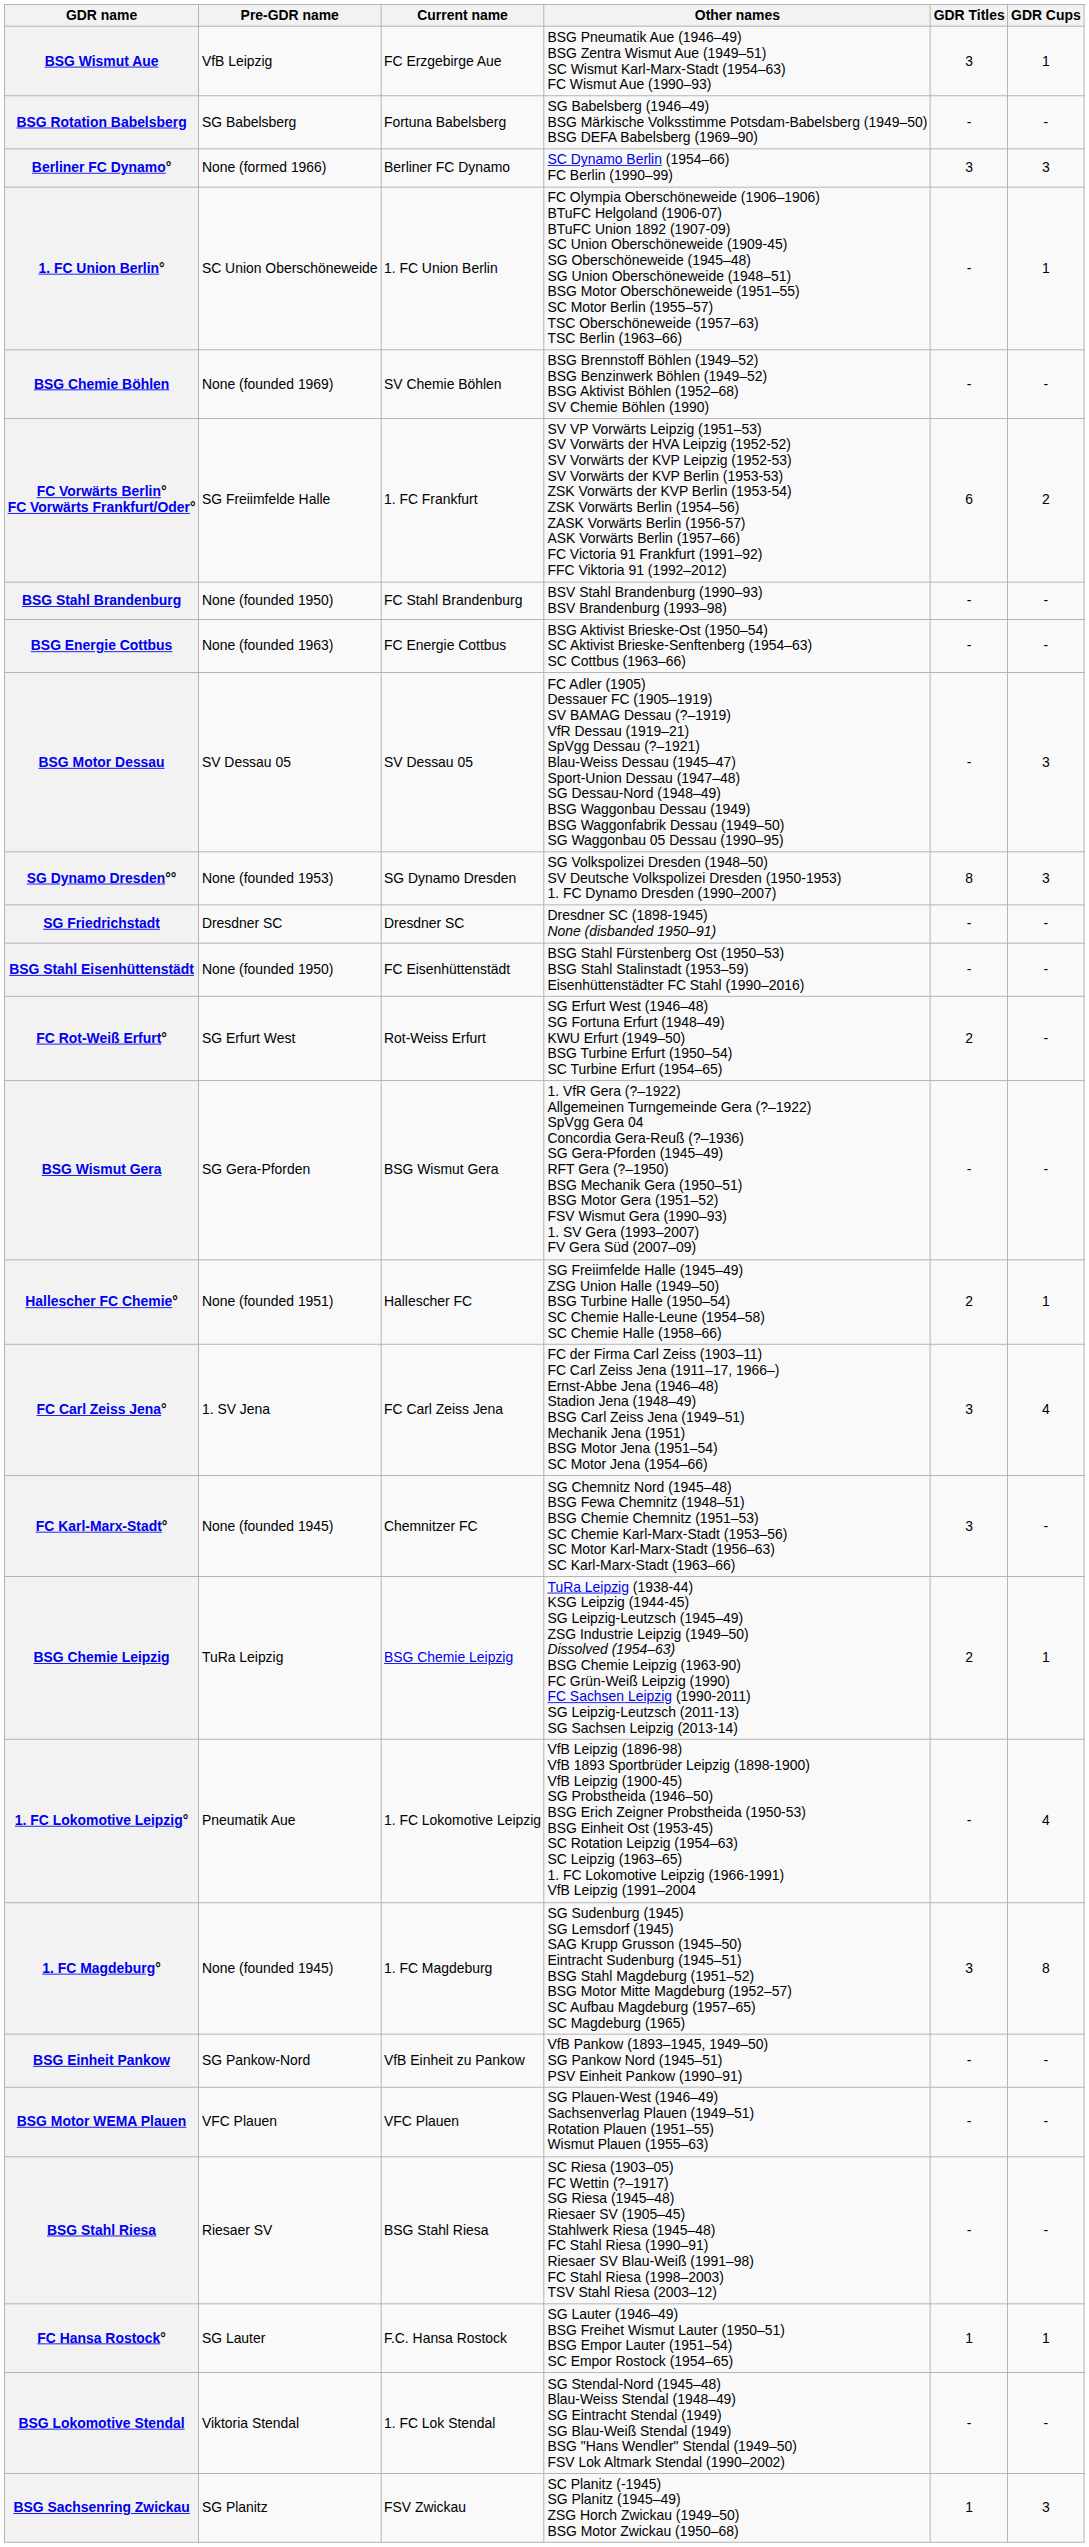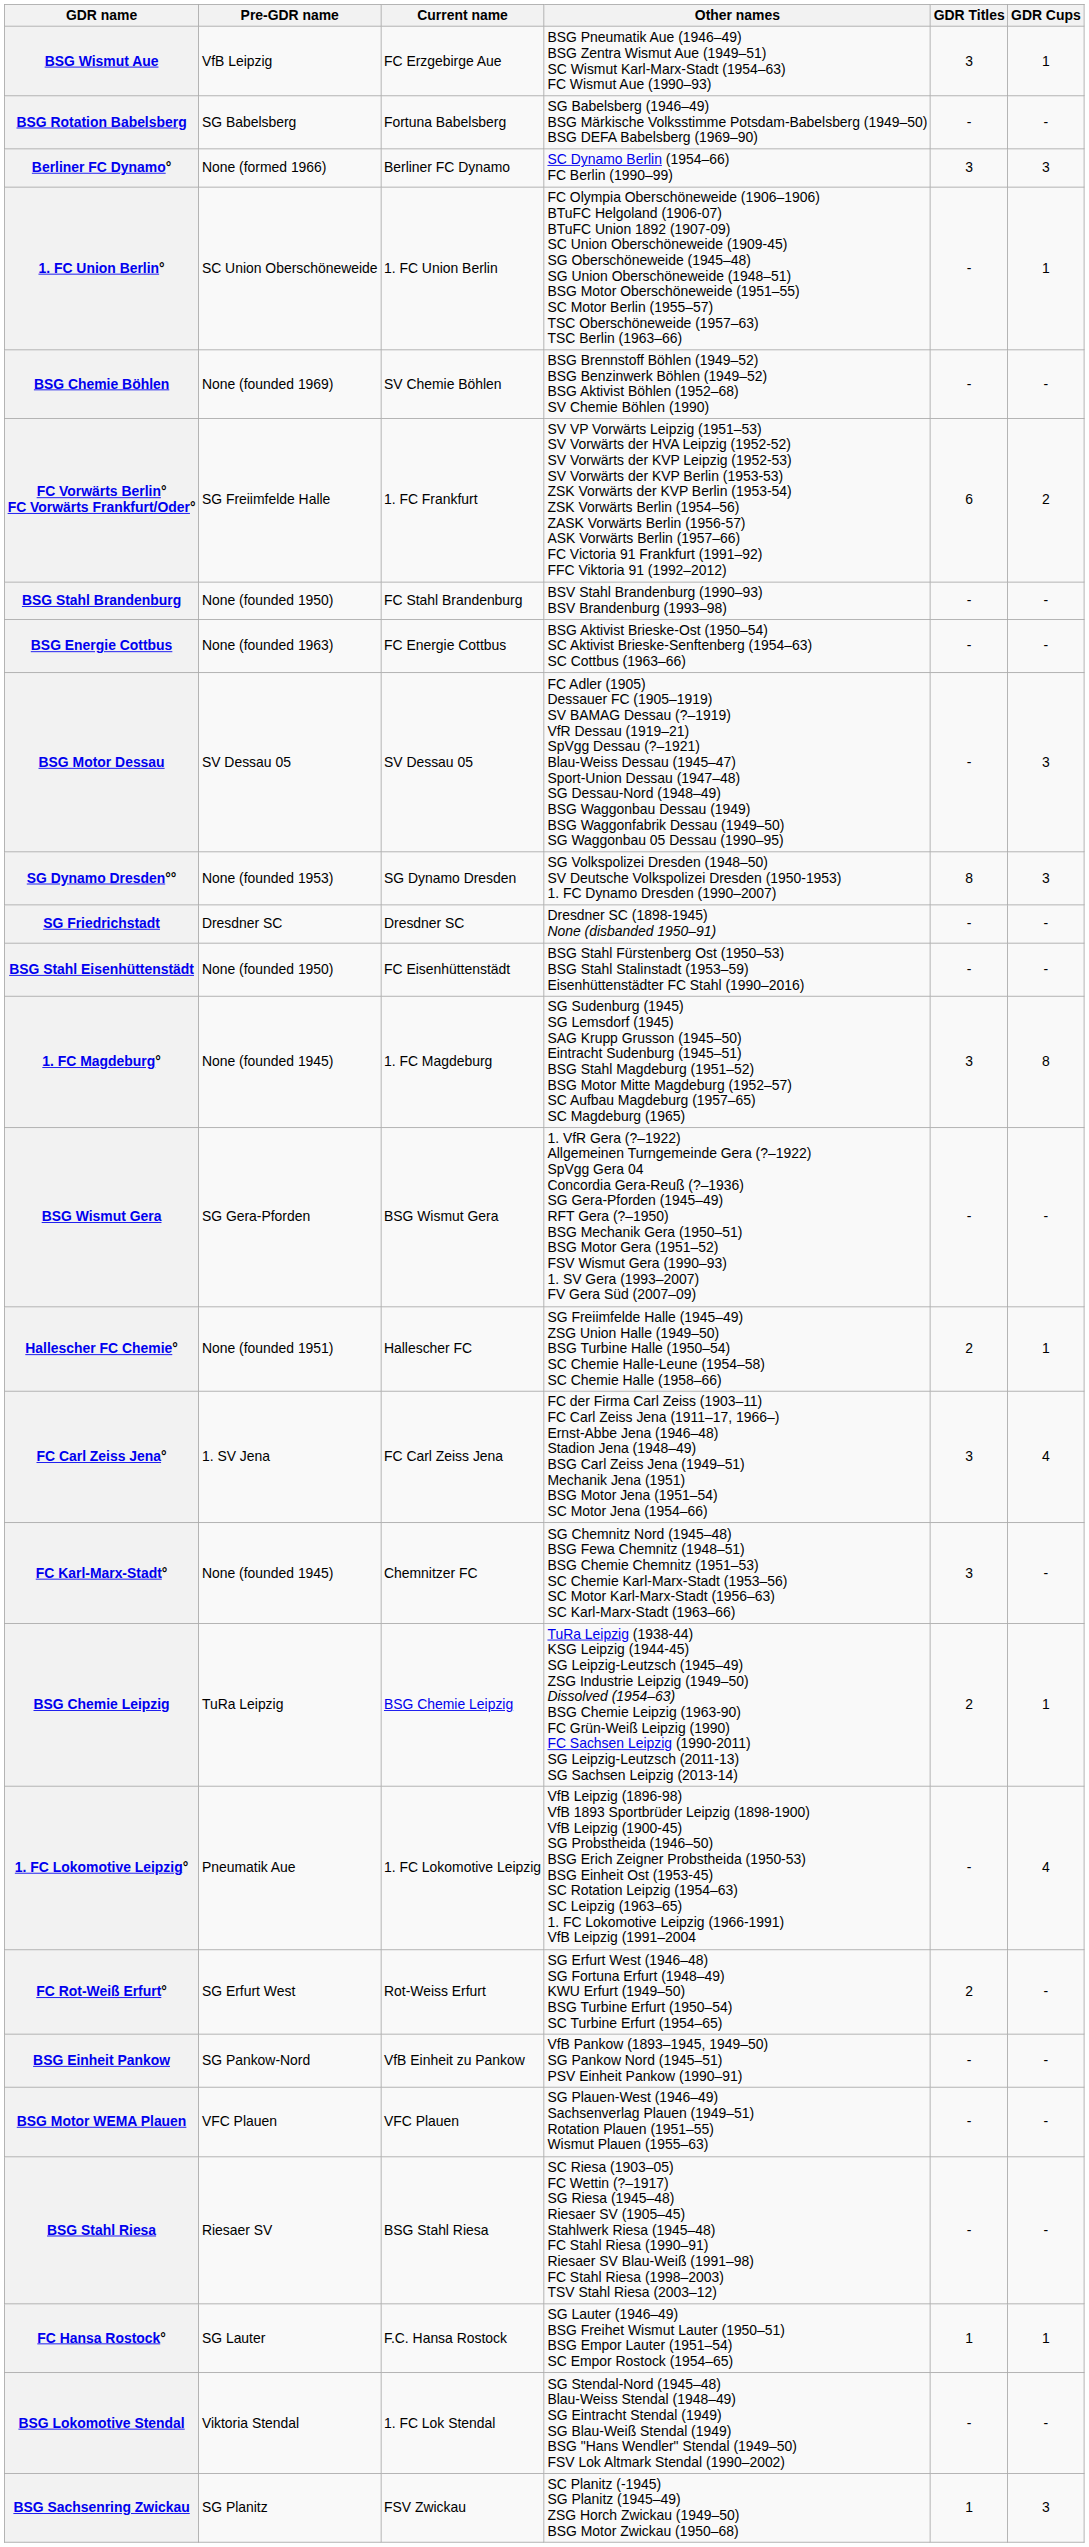rows swapped: (102, 1038) <-> (102, 1968)
